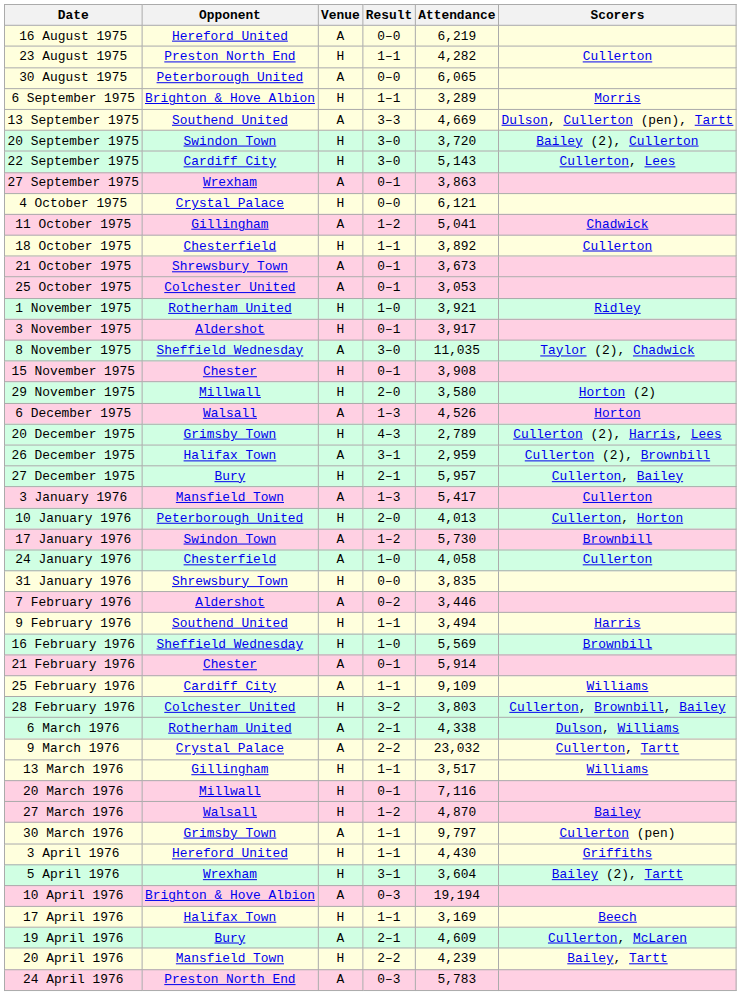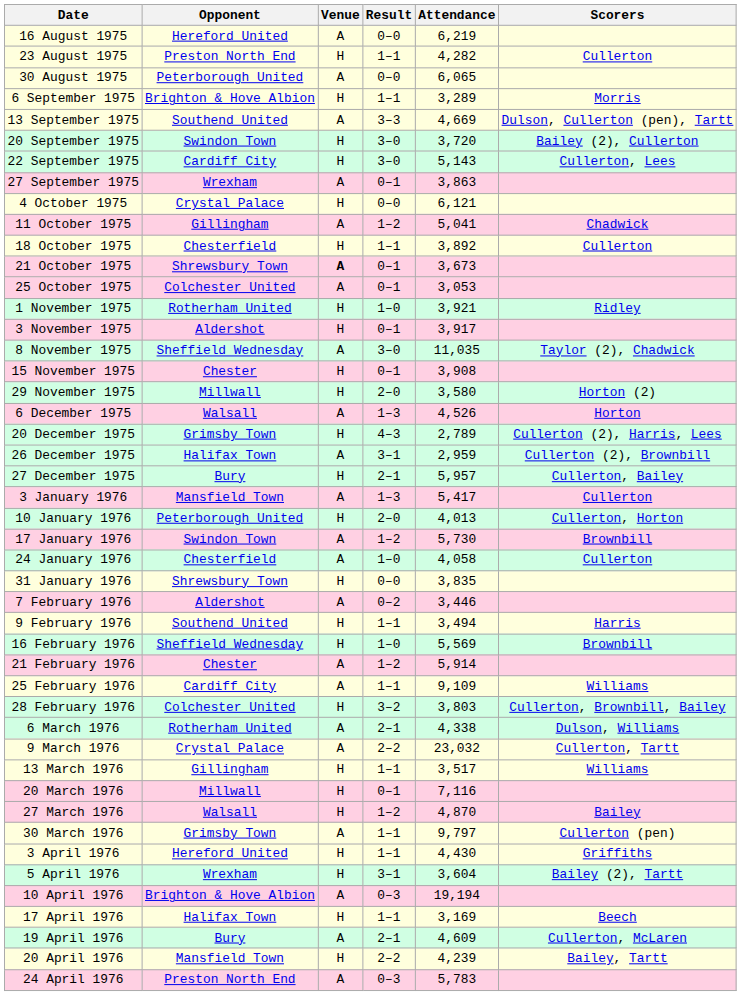(340, 267) normal -> (340, 267) bold
(389, 665) 0–1 -> (389, 665) 1–2
